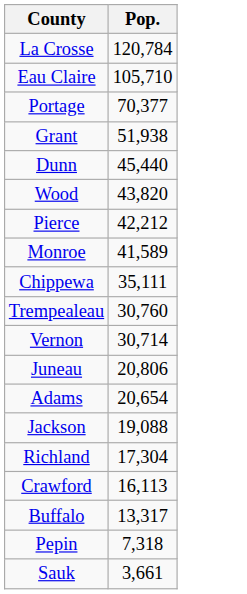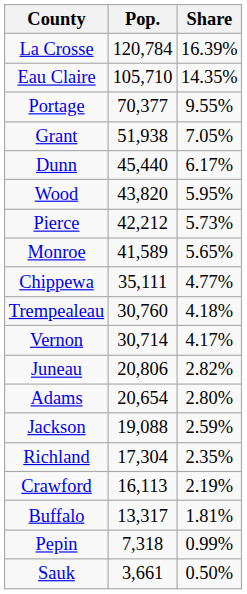+ column: (209, 19)
